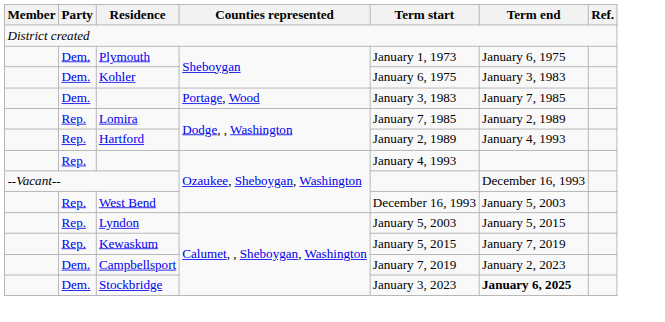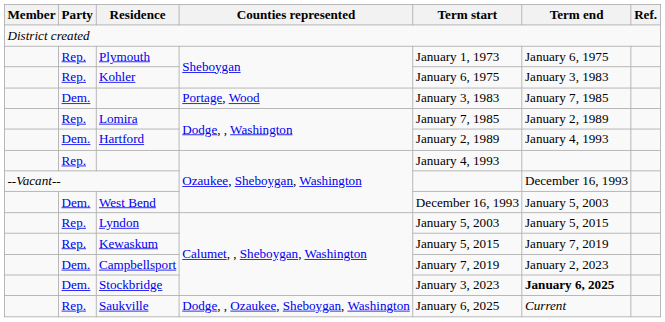(76, 56) Dem. -> (74, 56) Rep.
(76, 77) Dem. -> (74, 77) Rep.
(74, 139) Rep. -> (76, 139) Dem.
(74, 202) Rep. -> (76, 202) Dem.
+ row: (124, 306)
